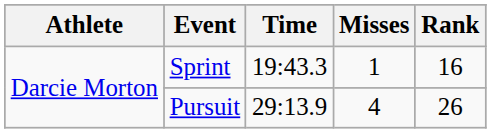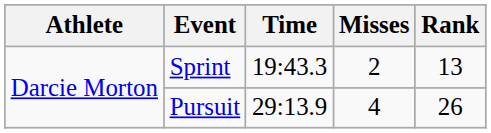(374, 66) 1 -> (374, 66) 2
(450, 66) 16 -> (450, 66) 13
